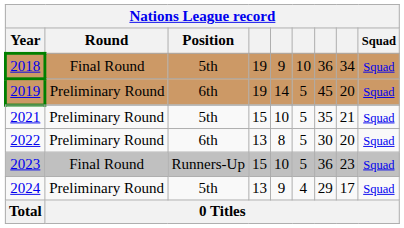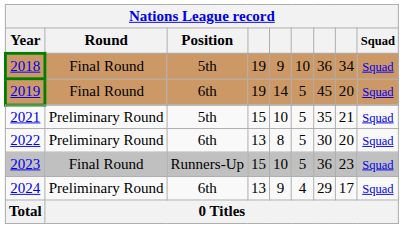(107, 91) Preliminary Round -> (107, 91) Final Round
(208, 188) 5th -> (207, 188) 6th
